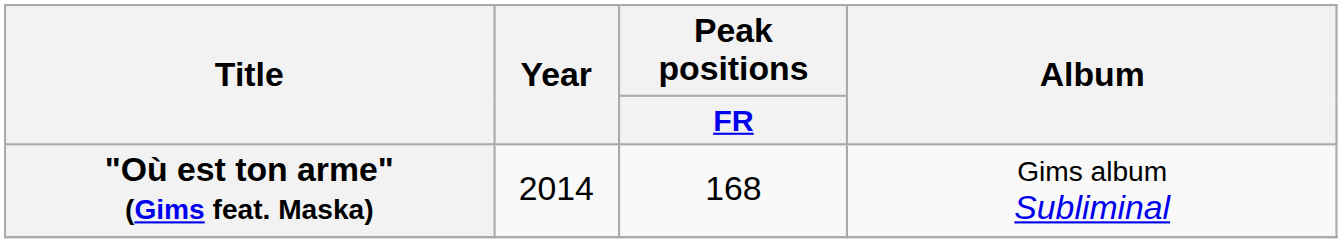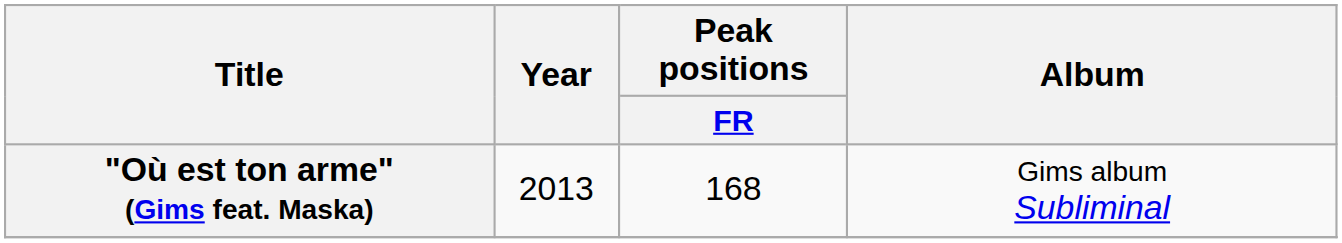(556, 189) 2014 -> (556, 189) 2013
